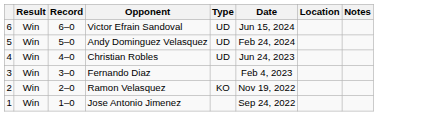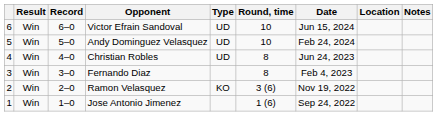+ column: (266, 12)
